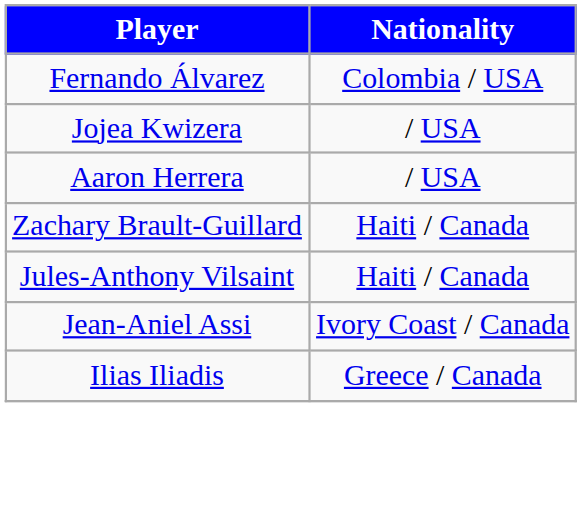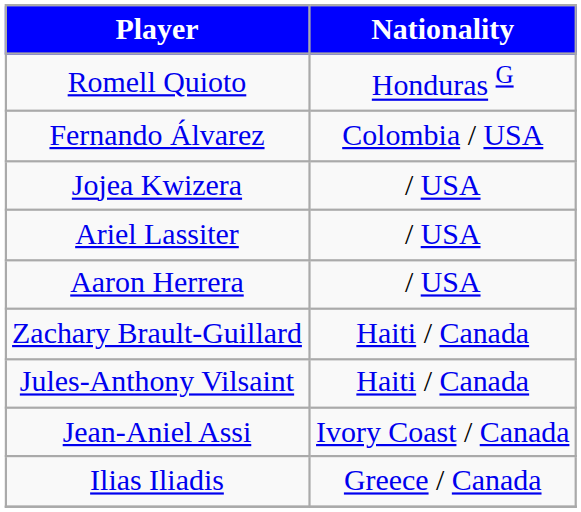+ row: (157, 82)
+ row: (157, 233)
